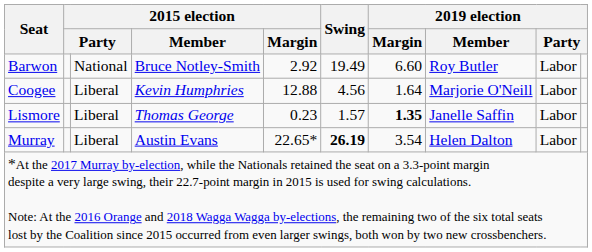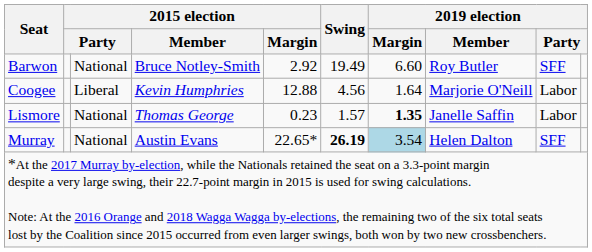(558, 66) Labor -> (553, 66) SFF
(97, 115) Liberal -> (101, 115) National
(97, 139) Liberal -> (101, 139) National
(409, 139) no background -> (409, 139) lightblue background
(558, 139) Labor -> (553, 139) SFF
